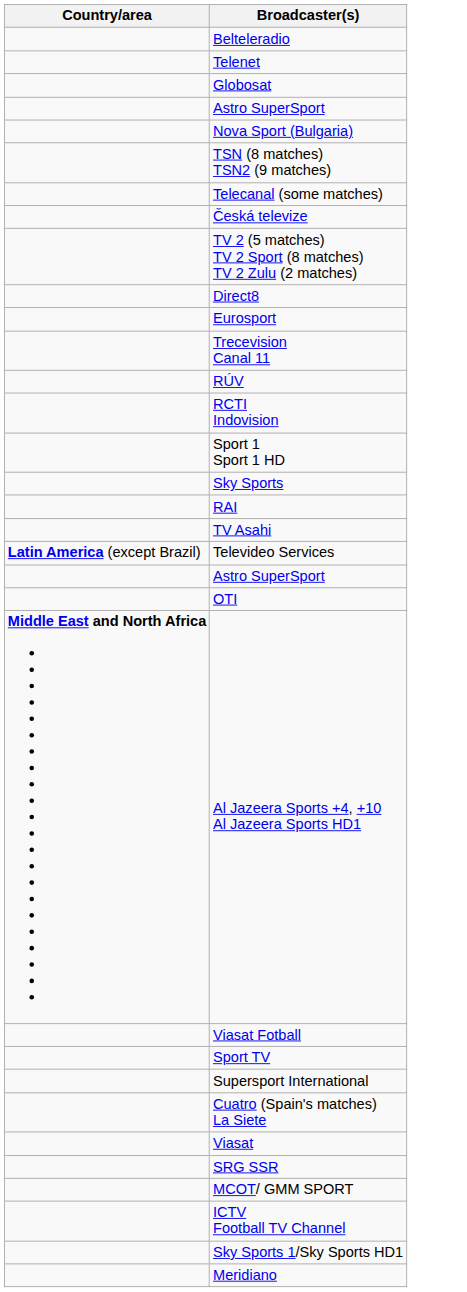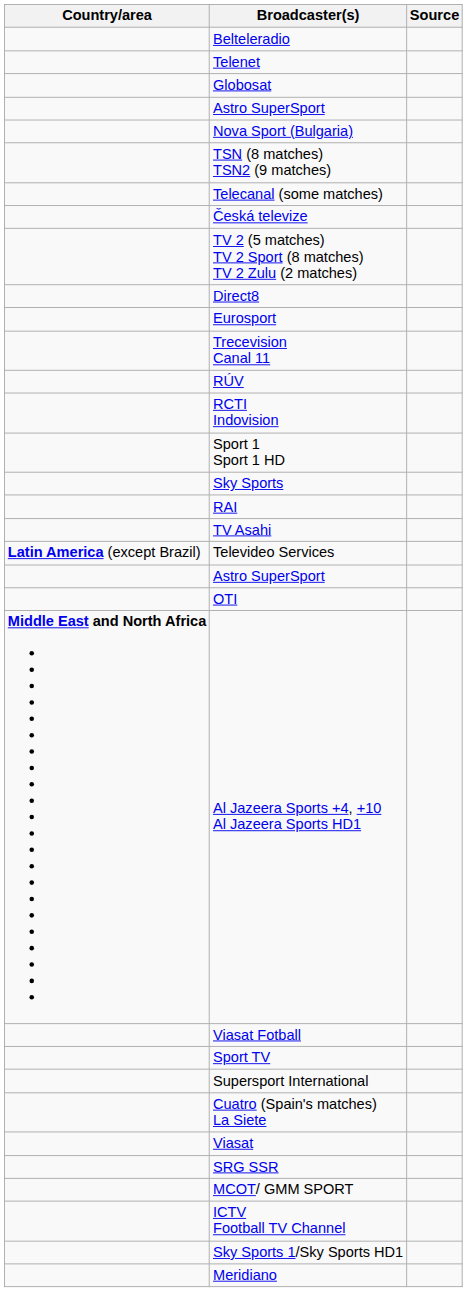+ column: (435, 16)
